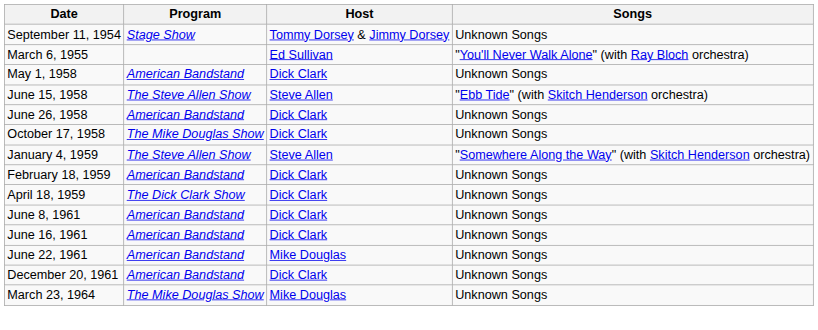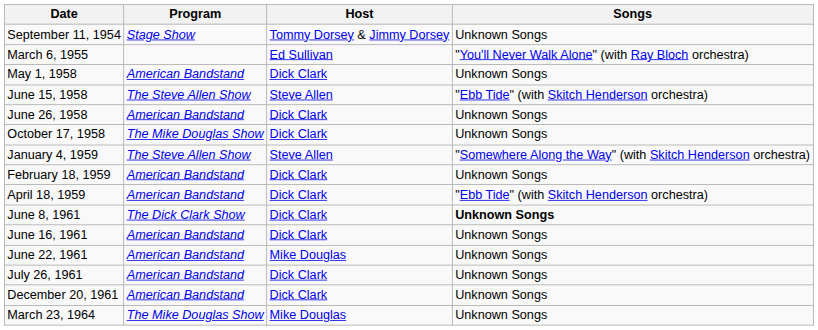(186, 194) The Dick Clark Show -> (185, 194) American Bandstand
(501, 194) Unknown Songs -> (582, 194) "Ebb Tide" (with Skitch Henderson orchestra)
(185, 214) American Bandstand -> (186, 214) The Dick Clark Show
(501, 214) normal -> (505, 214) bold
+ row: (45, 275)
